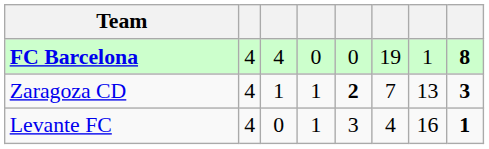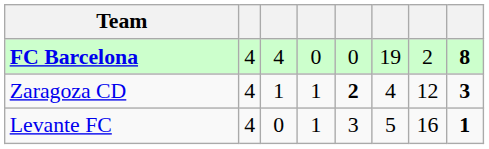(428, 56) 1 -> (428, 56) 2
(390, 90) 7 -> (390, 90) 4
(428, 90) 13 -> (428, 90) 12
(390, 125) 4 -> (390, 125) 5
